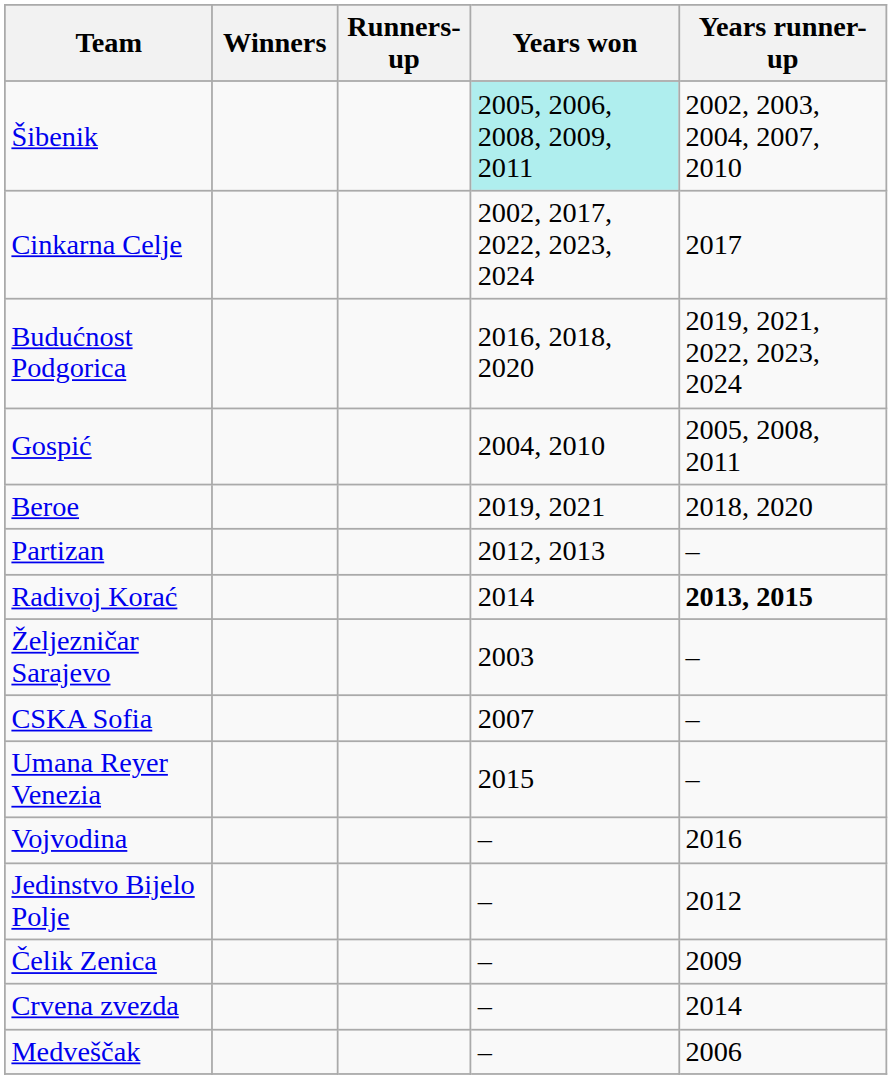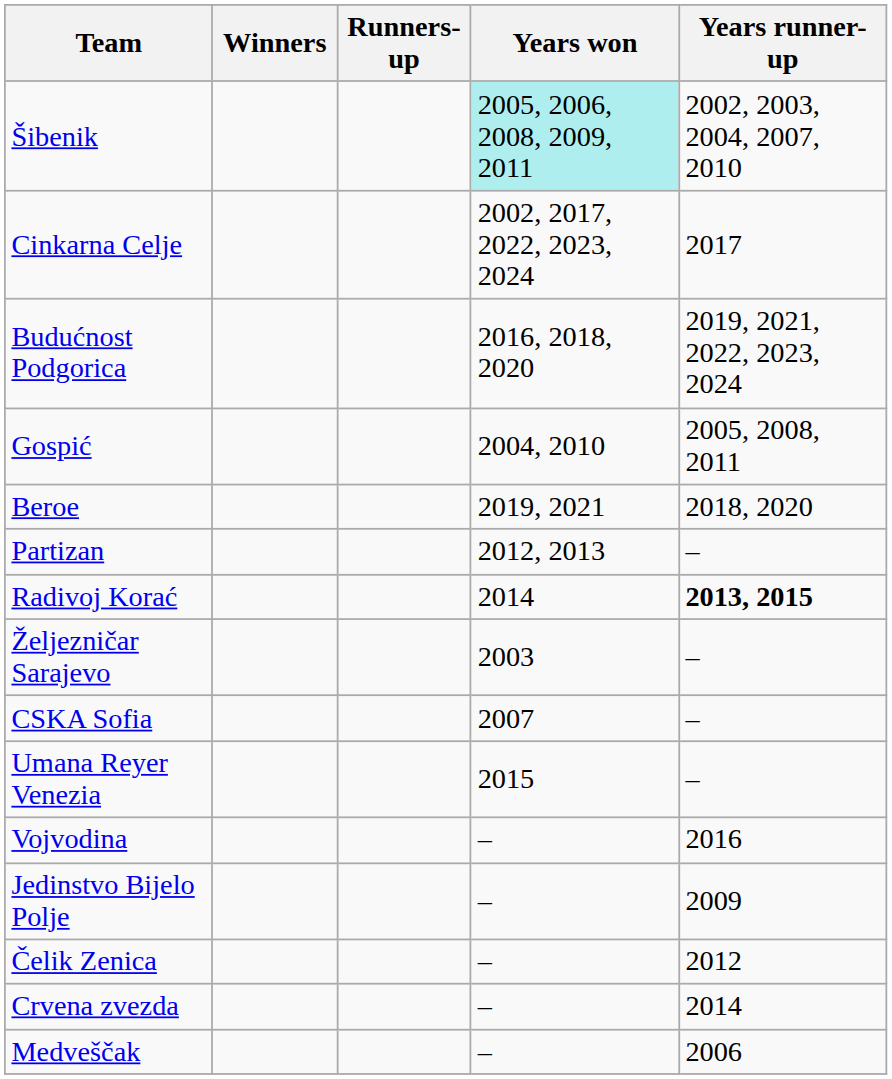(714, 900) 2012 -> (714, 900) 2009
(714, 961) 2009 -> (714, 961) 2012
